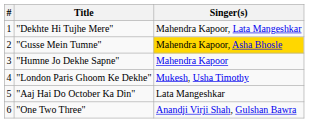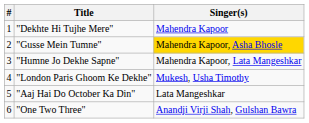(229, 29) Mahendra Kapoor, Lata Mangeshkar -> (192, 29) Mahendra Kapoor
(192, 61) Mahendra Kapoor -> (229, 61) Mahendra Kapoor, Lata Mangeshkar
